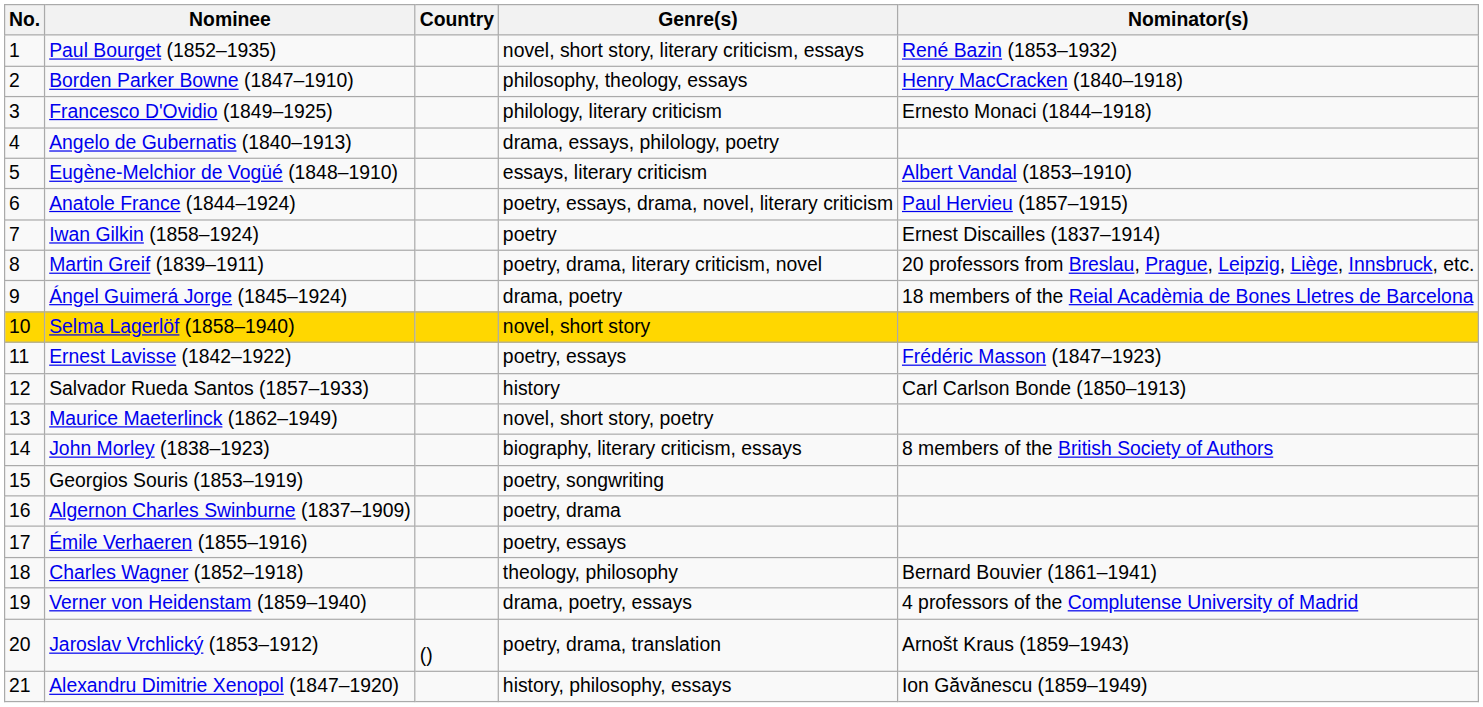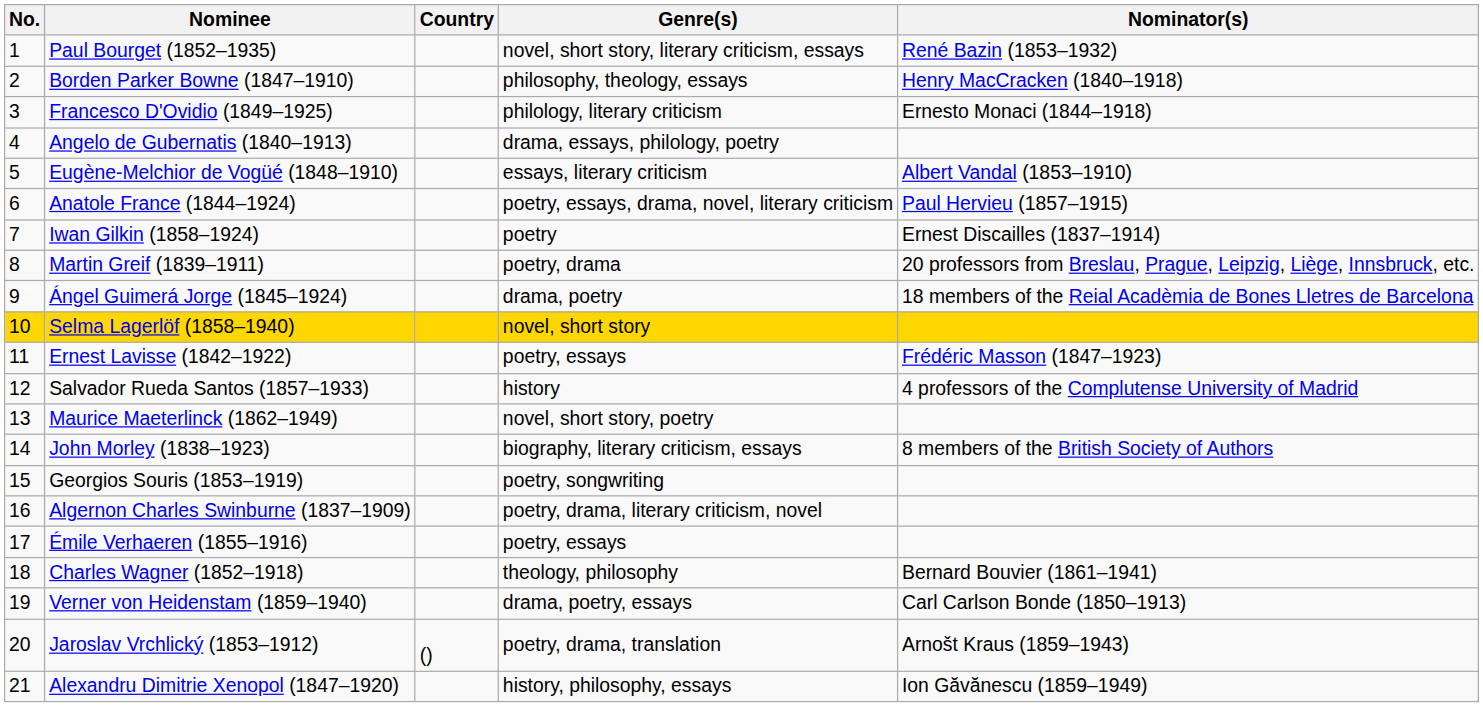(662, 265) poetry, drama, literary criticism, novel -> (562, 265) poetry, drama
(1044, 388) Carl Carlson Bonde (1850–1913) -> (1130, 388) 4 professors of the Complutense University of Madrid
(562, 511) poetry, drama -> (662, 511) poetry, drama, literary criticism, novel
(1130, 603) 4 professors of the Complutense University of Madrid -> (1044, 603) Carl Carlson Bonde (1850–1913)
